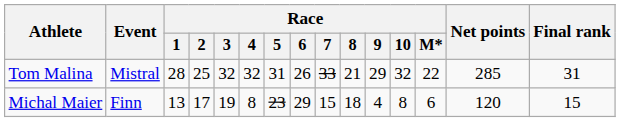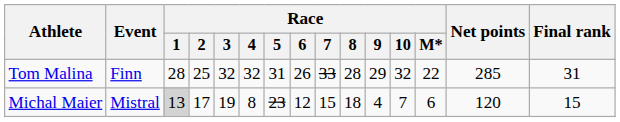(135, 74) Mistral -> (126, 74) Finn
(353, 74) 21 -> (353, 74) 28
(126, 102) Finn -> (135, 102) Mistral
(176, 102) no background -> (176, 102) lightgrey background
(302, 102) 29 -> (302, 102) 12
(403, 102) 8 -> (403, 102) 7
